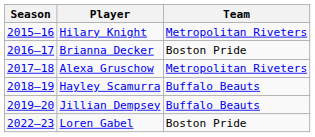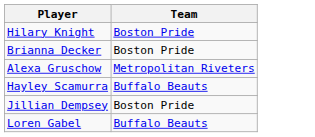- column: (31, 14)
(237, 32) Metropolitan Riveters -> (154, 32) Boston Pride
(213, 105) Buffalo Beauts -> (154, 105) Boston Pride
(206, 123) Boston Pride -> (160, 123) Buffalo Beauts
